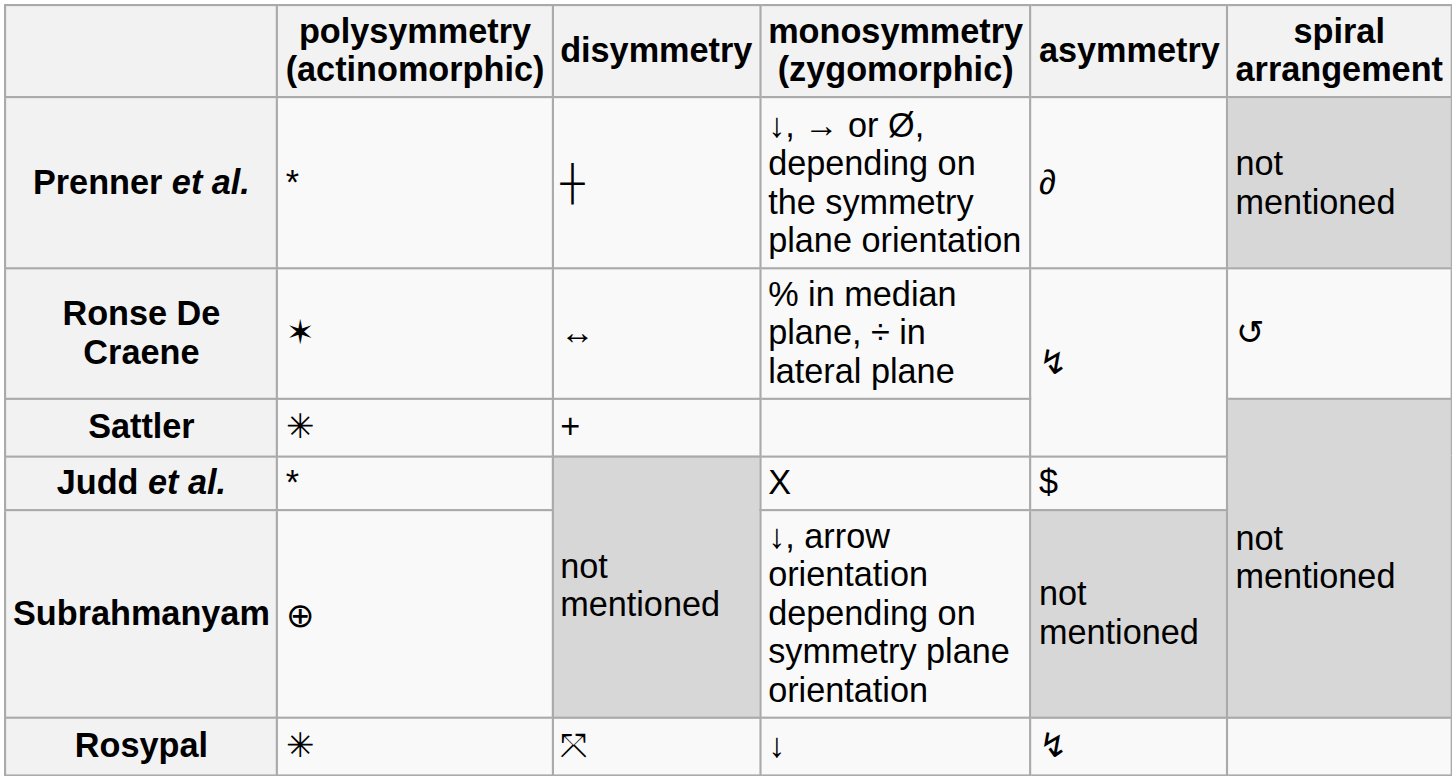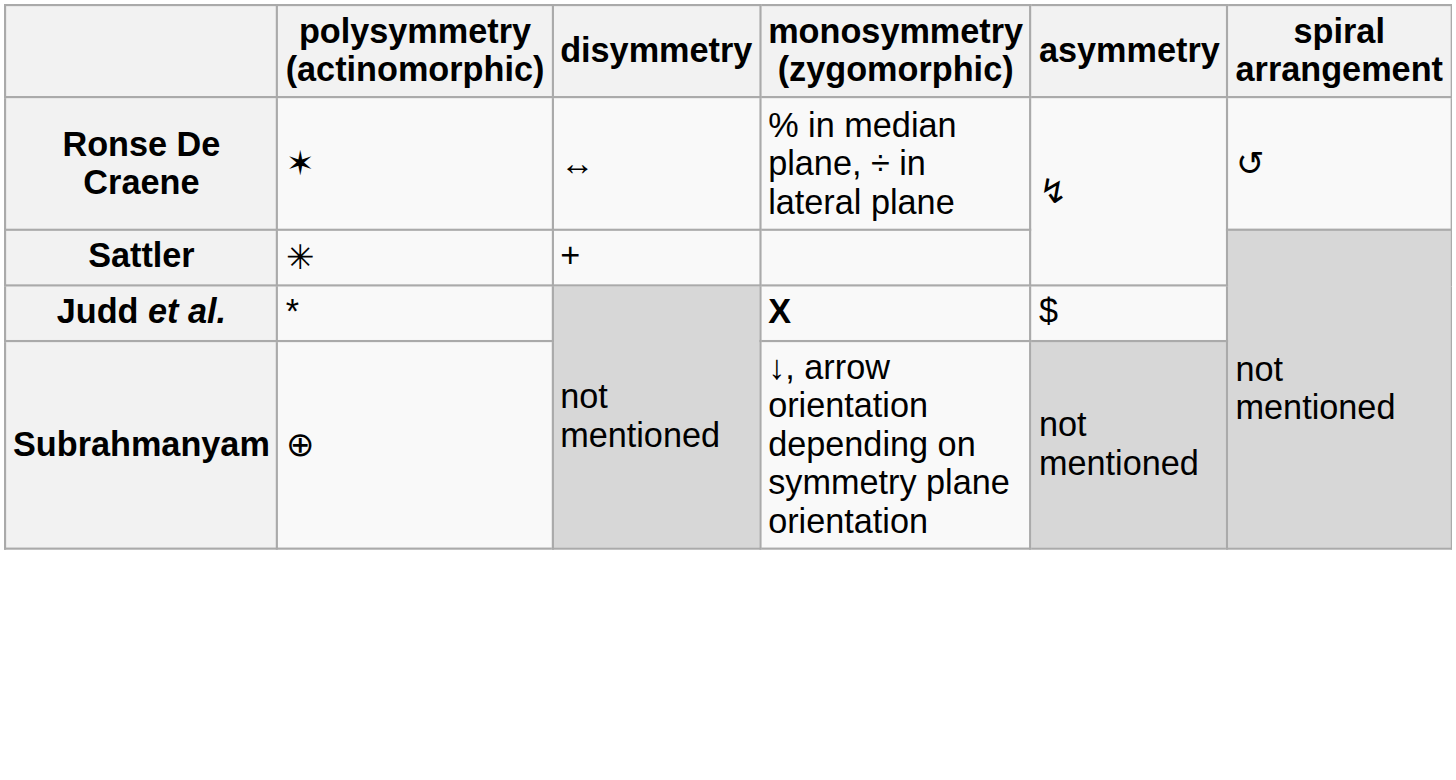- row: (141, 182)
(780, 482) normal -> (780, 312) bold
- row: (141, 745)
